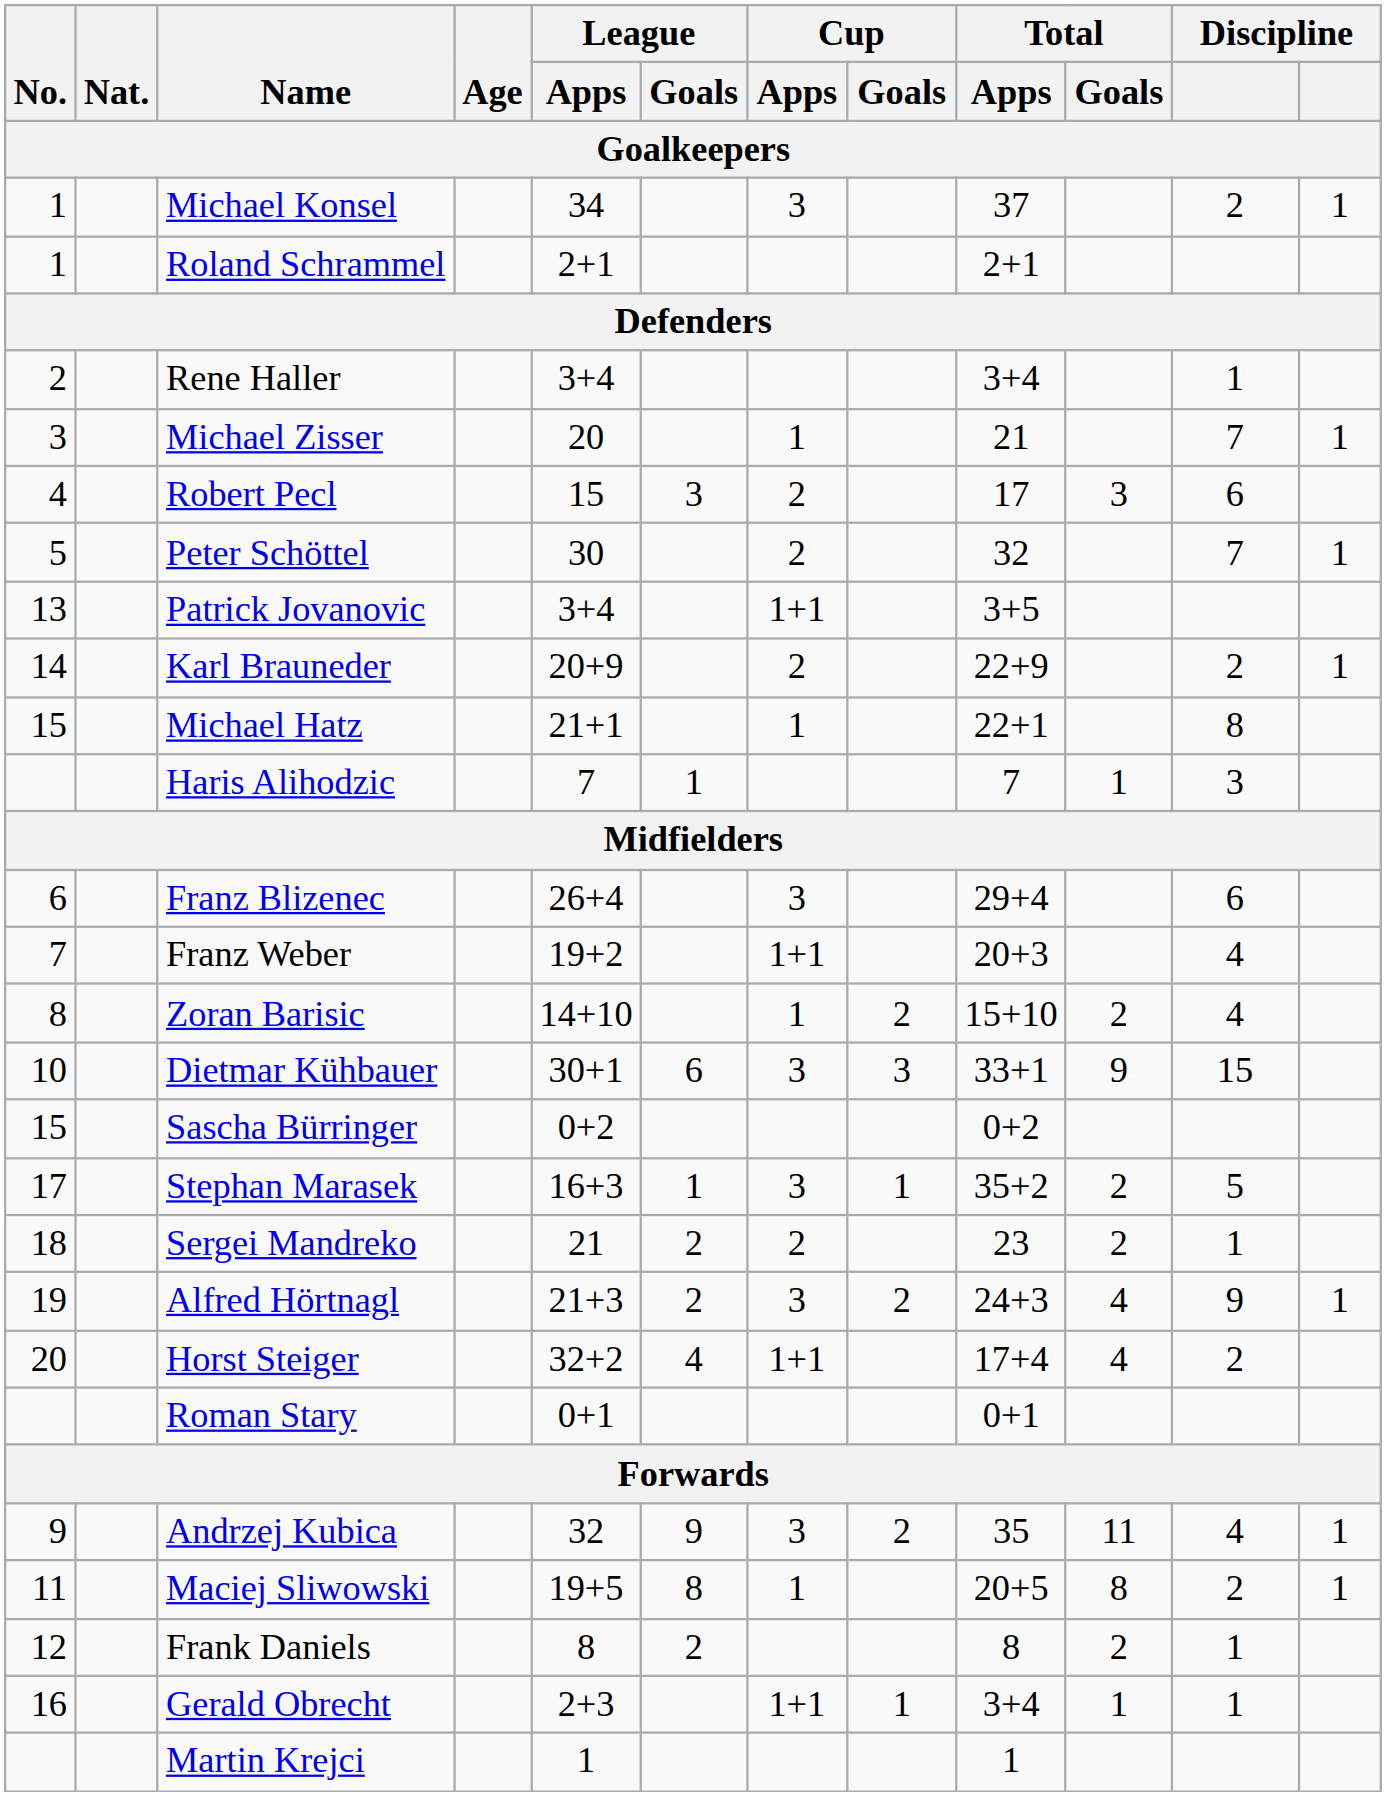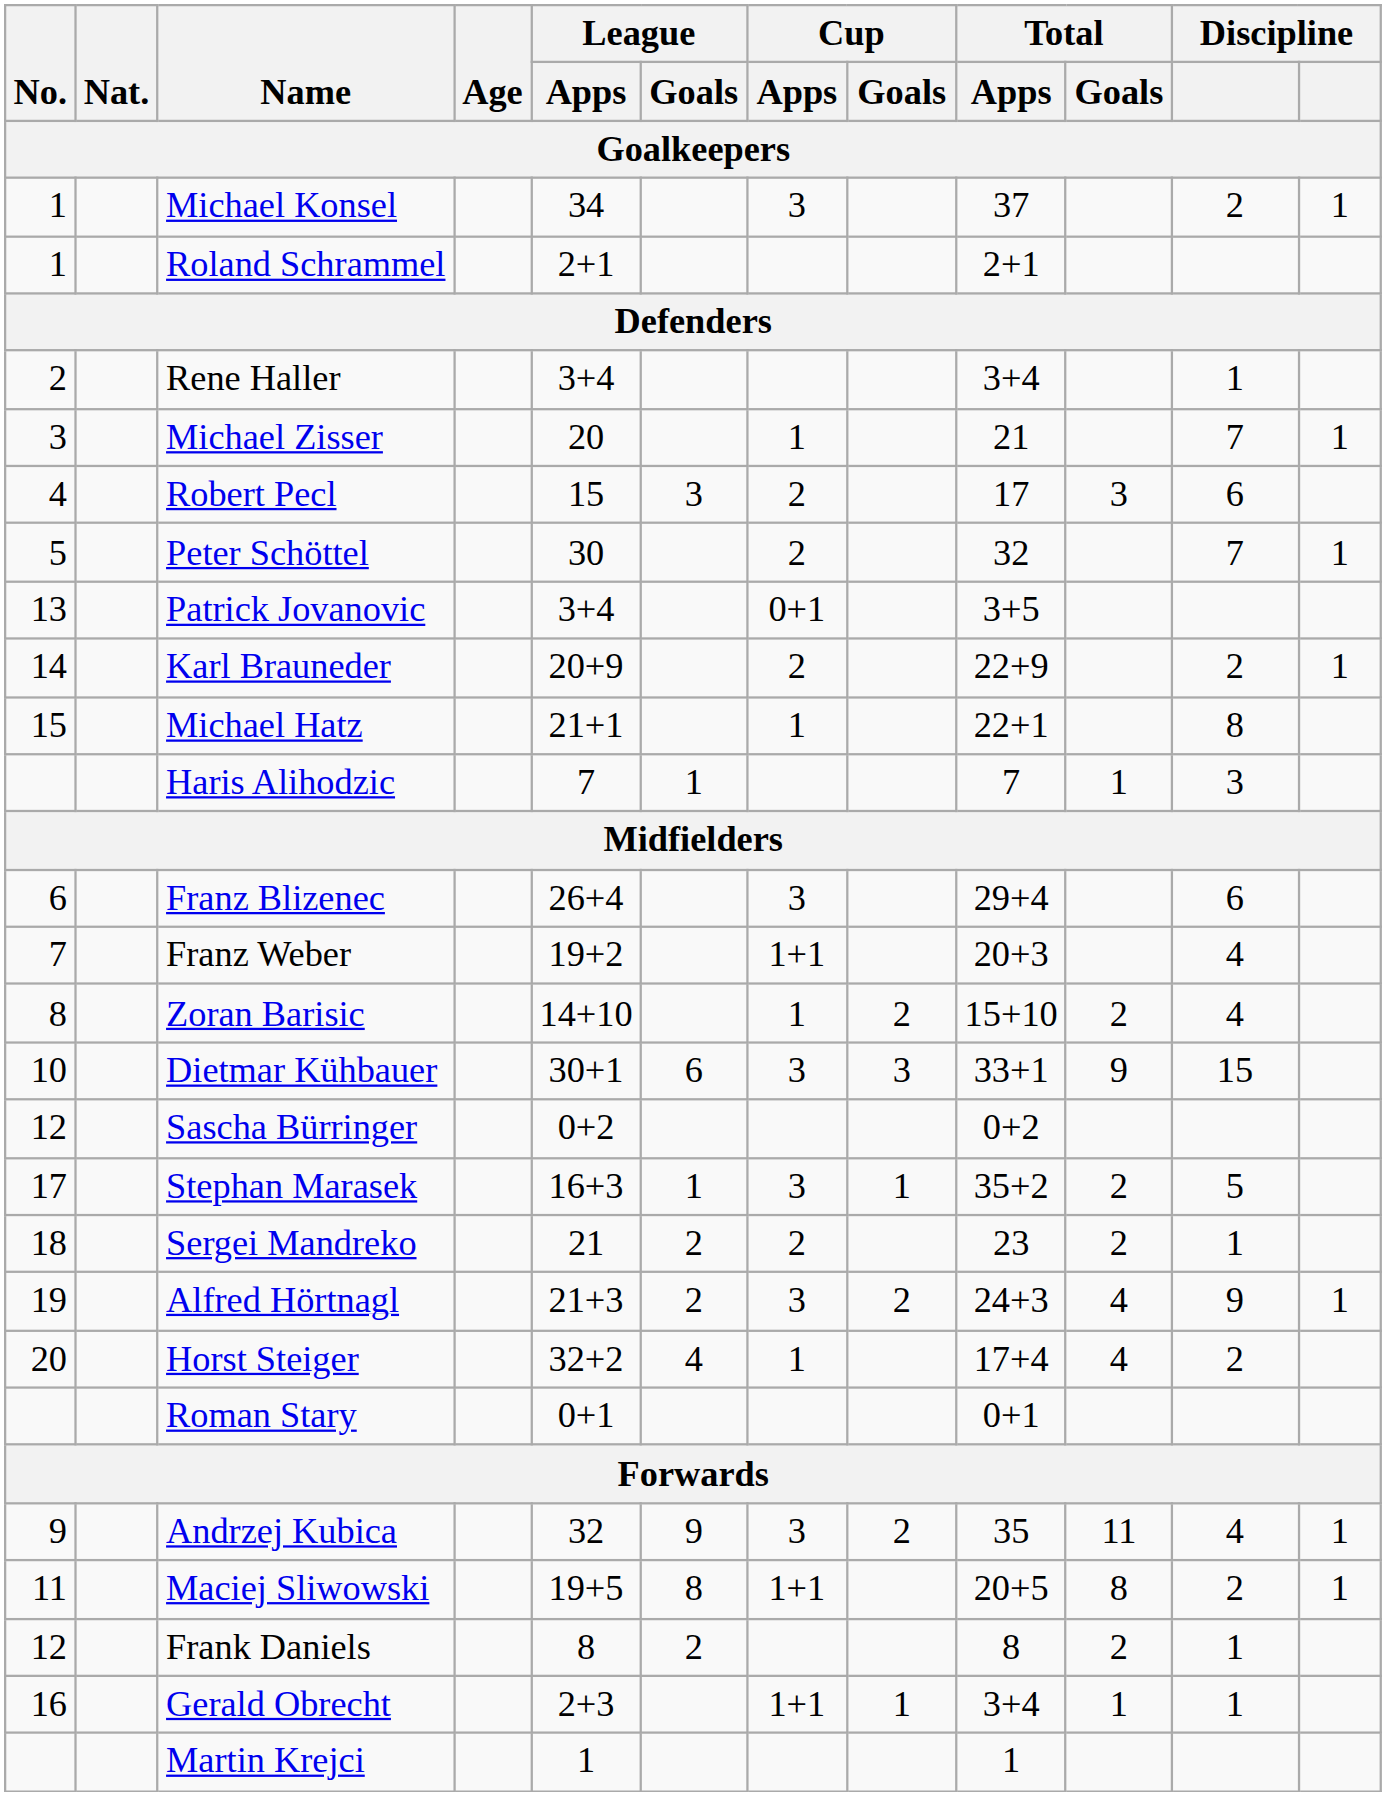(797, 609) 1+1 -> (797, 609) 0+1
(49, 1127) 15 -> (49, 1127) 12
(797, 1358) 1+1 -> (797, 1358) 1
(797, 1588) 1 -> (797, 1588) 1+1
